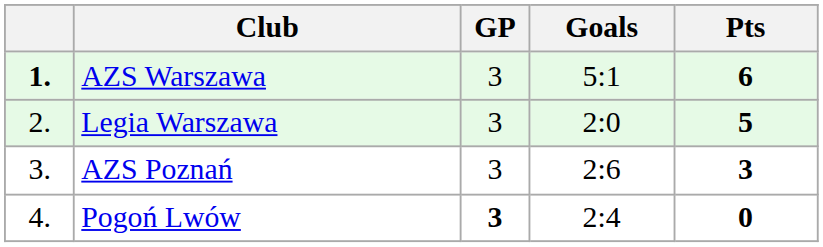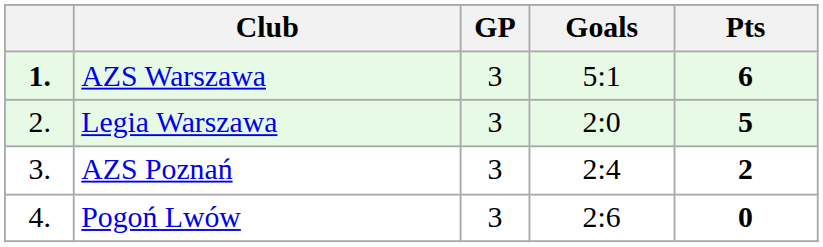(602, 169) 2:6 -> (602, 169) 2:4
(746, 169) 3 -> (746, 169) 2
(495, 216) bold -> (495, 216) normal
(602, 216) 2:4 -> (602, 216) 2:6
